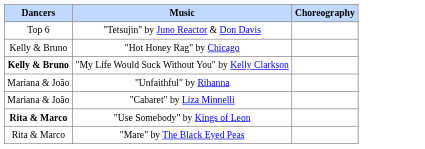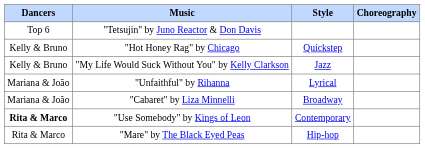+ column: (323, 13)
(38, 65) bold -> (38, 65) normal
